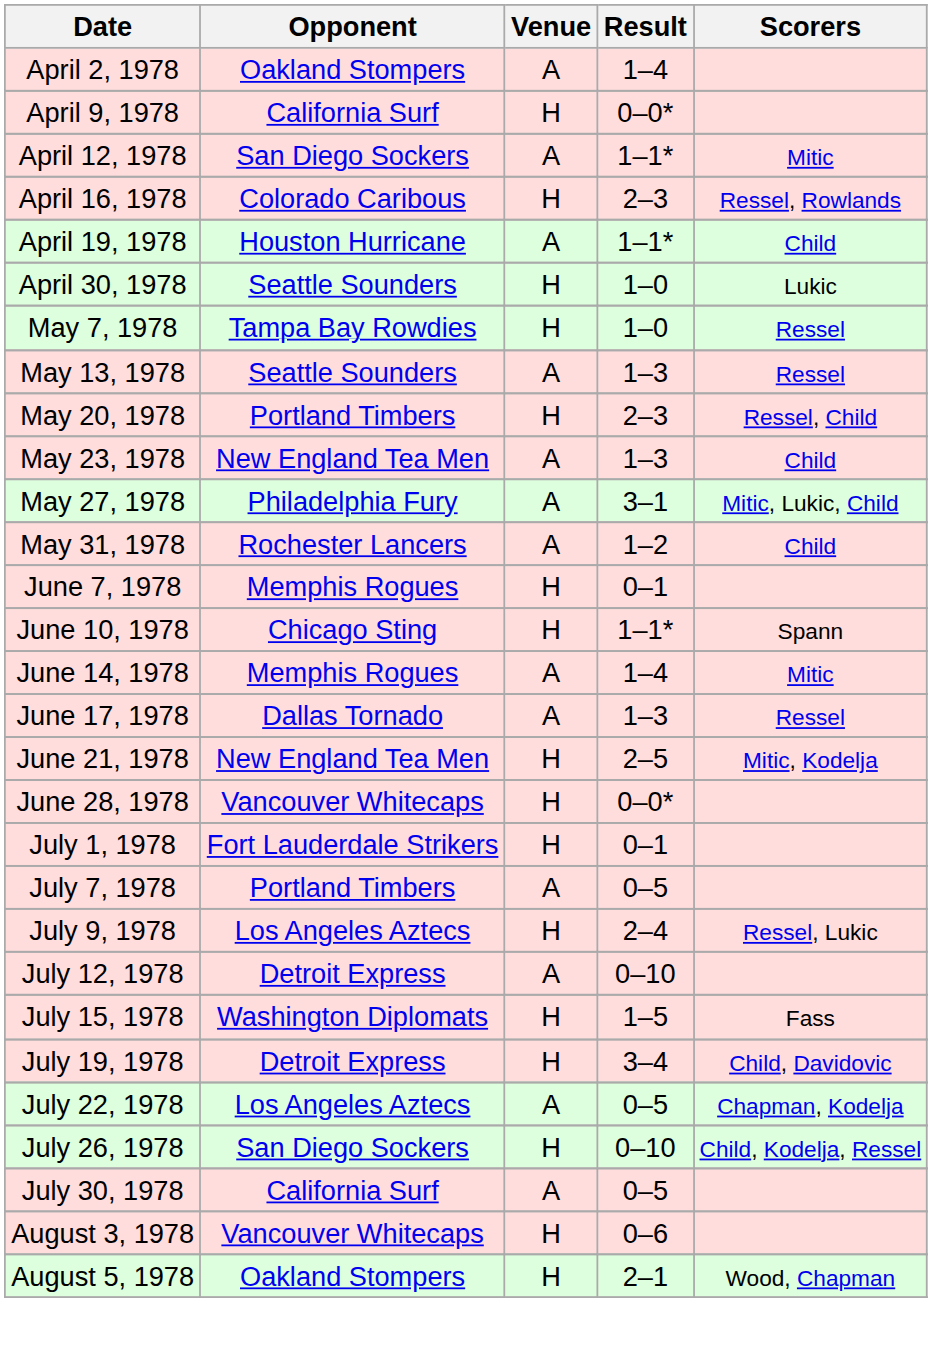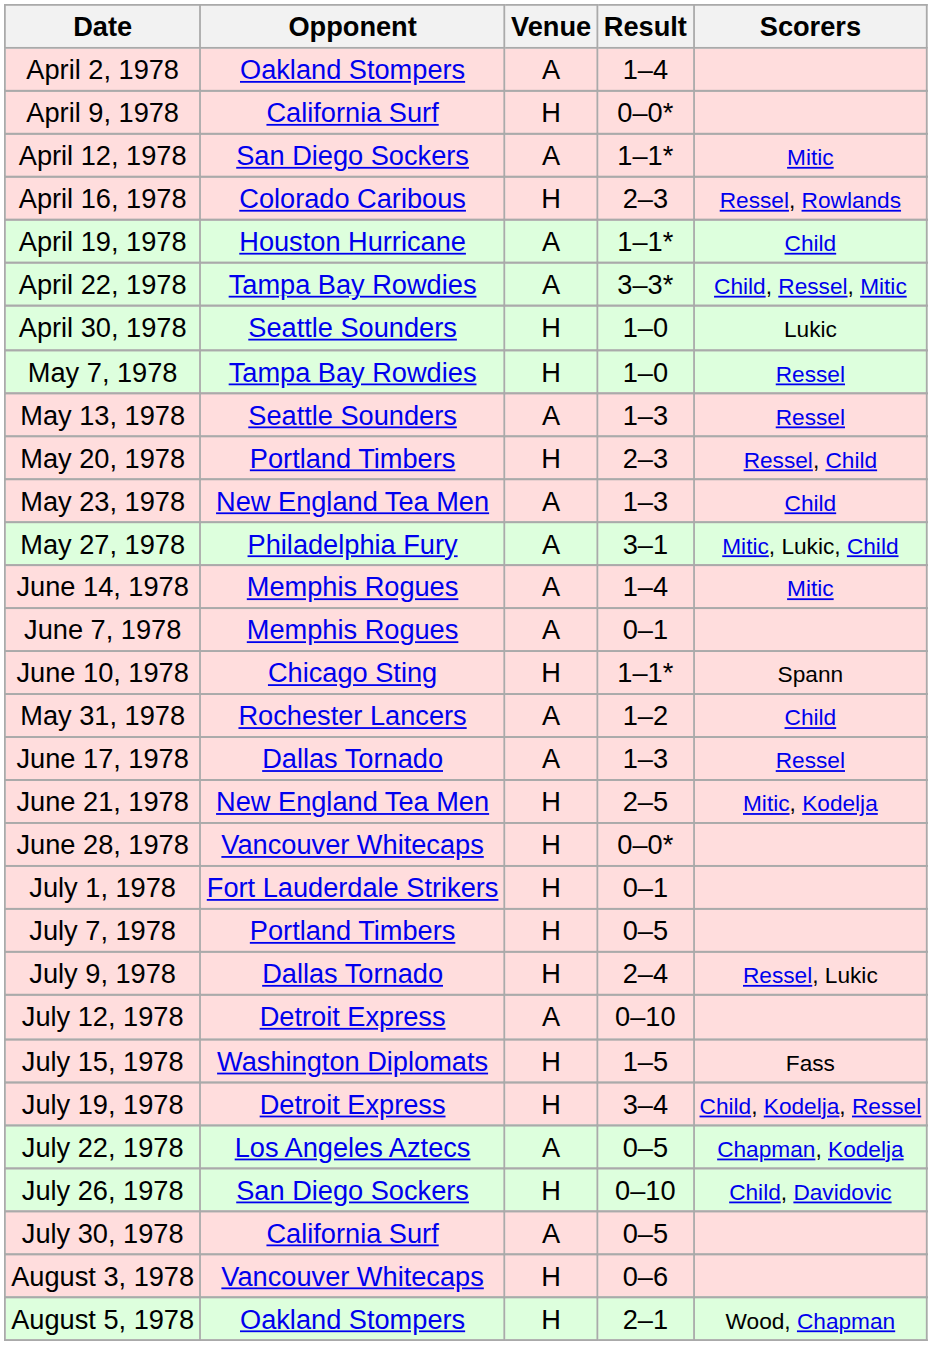+ row: (103, 285)
rows swapped: (103, 543) <-> (103, 673)
(551, 587) H -> (551, 630) A
(551, 888) A -> (551, 931) H
(353, 931) Los Angeles Aztecs -> (353, 974) Dallas Tornado
(810, 1063) Child, Davidovic -> (810, 1106) Child, Kodelja, Ressel
(810, 1149) Child, Kodelja, Ressel -> (810, 1192) Child, Davidovic
